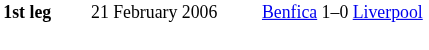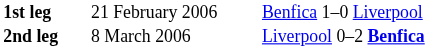+ row: (31, 36)
